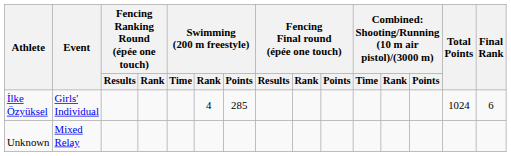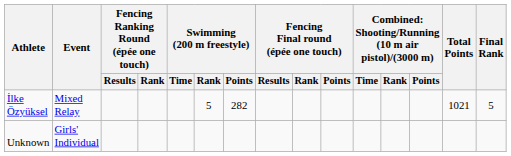(77, 105) Girls' Individual -> (69, 105) Mixed Relay
(209, 105) 4 -> (209, 105) 5
(239, 105) 285 -> (239, 105) 282
(459, 105) 1024 -> (459, 105) 1021
(491, 105) 6 -> (491, 105) 5
(69, 136) Mixed Relay -> (77, 136) Girls' Individual
